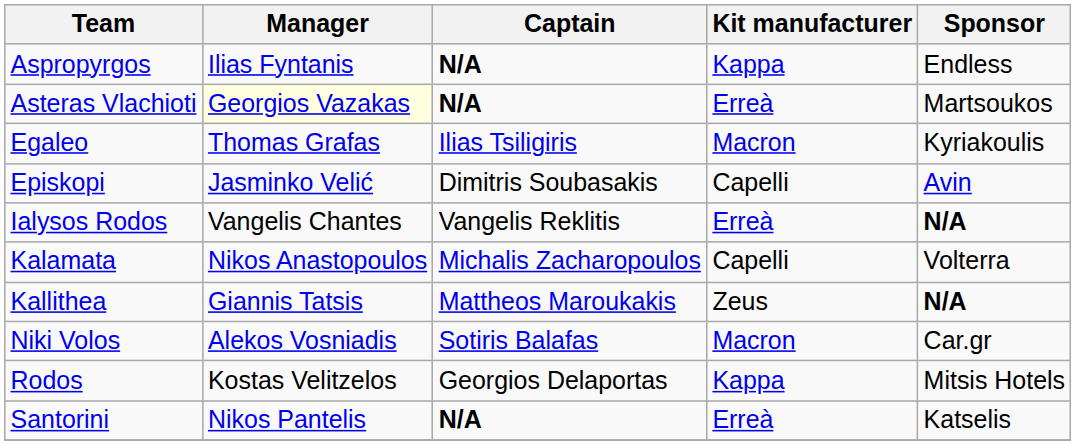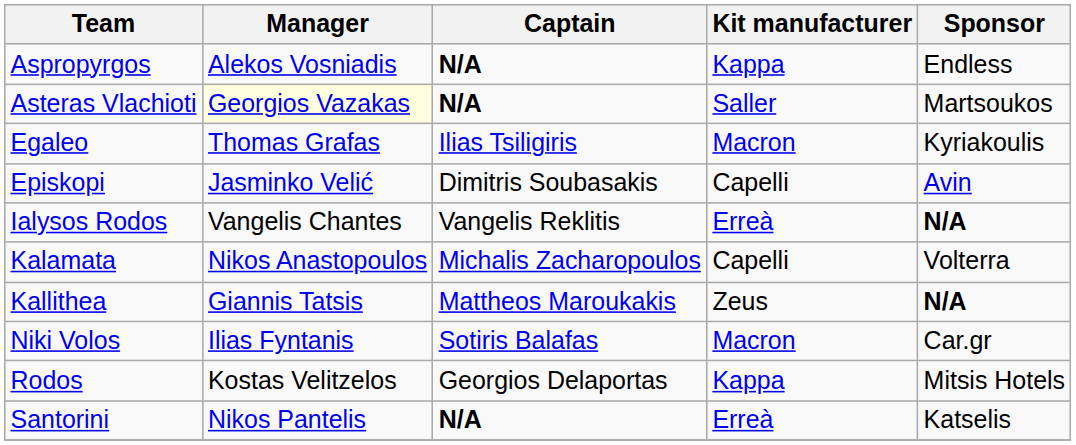(281, 63) Ilias Fyntanis -> (302, 63) Alekos Vosniadis
(743, 103) Erreà -> (744, 103) Saller
(302, 340) Alekos Vosniadis -> (281, 340) Ilias Fyntanis
